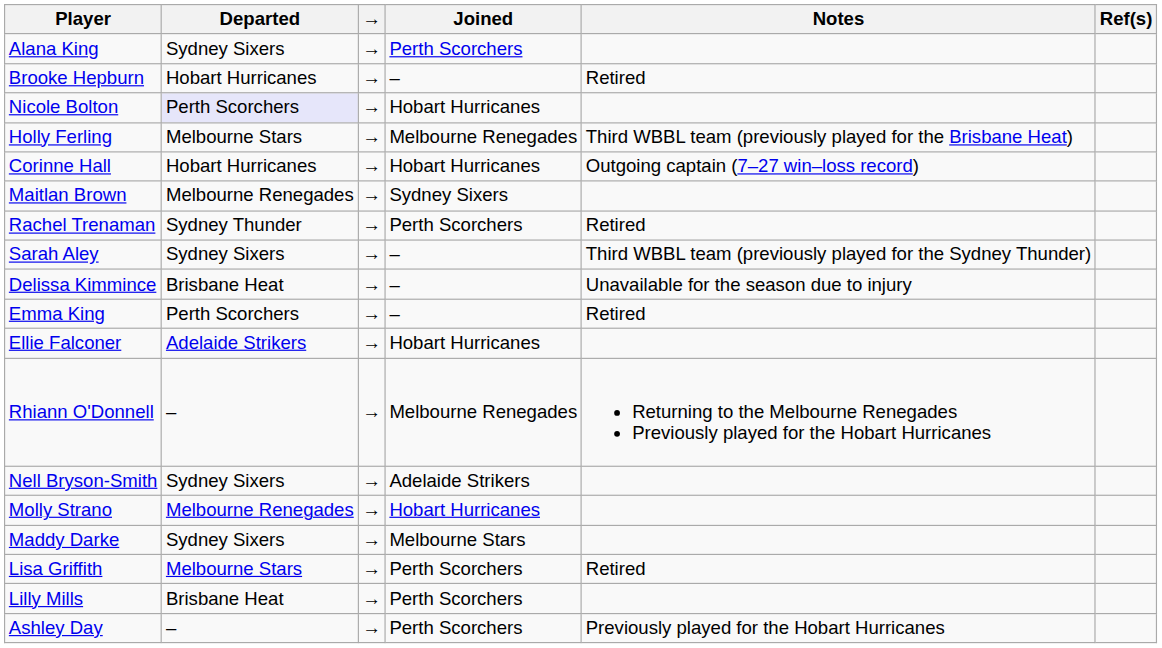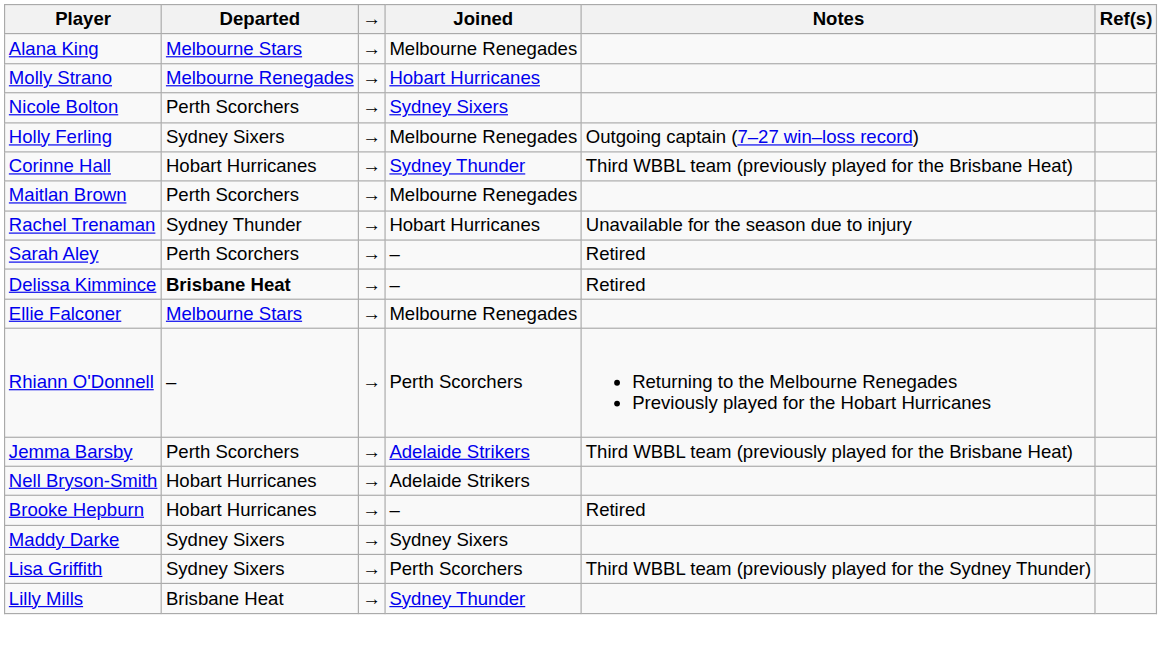(225, 48) Sydney Sixers -> (234, 48) Melbourne Stars
(456, 48) Perth Scorchers -> (483, 48) Melbourne Renegades
rows swapped: (60, 510) <-> (76, 78)
(232, 107) lavender background -> (232, 107) no background
(465, 107) Hobart Hurricanes -> (449, 107) Sydney Sixers
(234, 136) Melbourne Stars -> (225, 136) Sydney Sixers
(829, 136) Third WBBL team (previously played for the Brisbane Heat) -> (752, 136) Outgoing captain (7–27 win–loss record)
(465, 166) Hobart Hurricanes -> (457, 166) Sydney Thunder
(752, 166) Outgoing captain (7–27 win–loss record) -> (829, 166) Third WBBL team (previously played for the Brisbane Heat)
(260, 195) Melbourne Renegades -> (232, 195) Perth Scorchers
(449, 195) Sydney Sixers -> (483, 195) Melbourne Renegades
(456, 225) Perth Scorchers -> (465, 225) Hobart Hurricanes
(616, 225) Retired -> (749, 225) Unavailable for the season due to injury
(225, 254) Sydney Sixers -> (232, 254) Perth Scorchers
(838, 254) Third WBBL team (previously played for the Sydney Thunder) -> (616, 254) Retired
(225, 284) normal -> (228, 284) bold
(749, 284) Unavailable for the season due to injury -> (616, 284) Retired
- row: (57, 313)
(236, 343) Adelaide Strikers -> (234, 313) Melbourne Stars
(465, 343) Hobart Hurricanes -> (483, 313) Melbourne Renegades
(483, 411) Melbourne Renegades -> (456, 382) Perth Scorchers
+ row: (71, 451)
(225, 480) Sydney Sixers -> (241, 480) Hobart Hurricanes
(457, 539) Melbourne Stars -> (449, 539) Sydney Sixers
(234, 569) Melbourne Stars -> (225, 569) Sydney Sixers
(616, 569) Retired -> (838, 569) Third WBBL team (previously played for the Sydney Thunder)
(456, 598) Perth Scorchers -> (457, 598) Sydney Thunder
- row: (56, 627)
